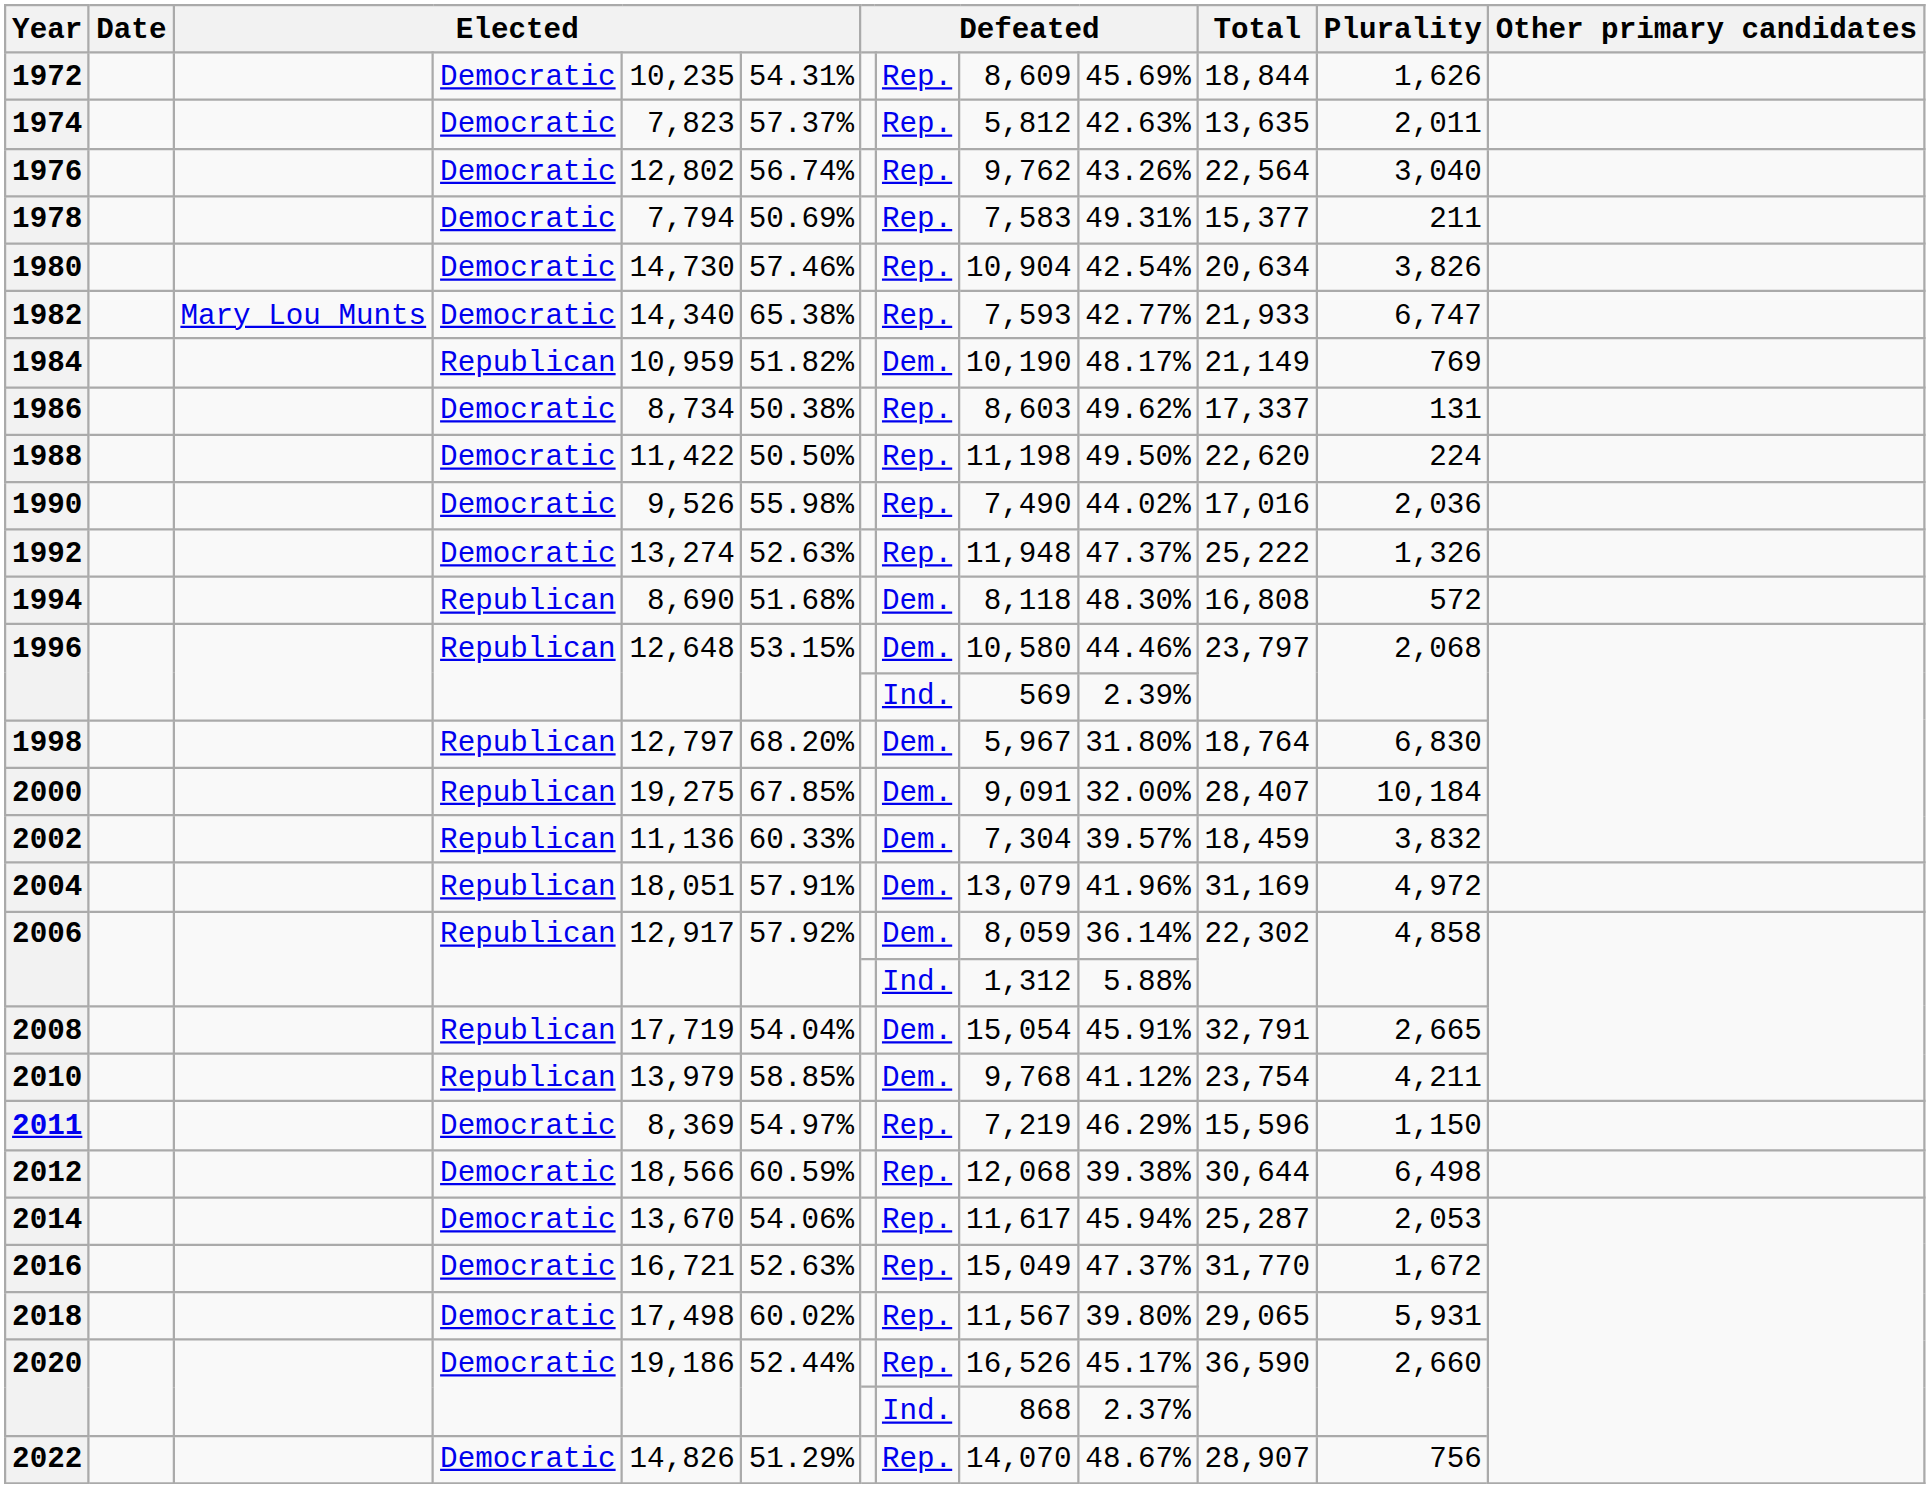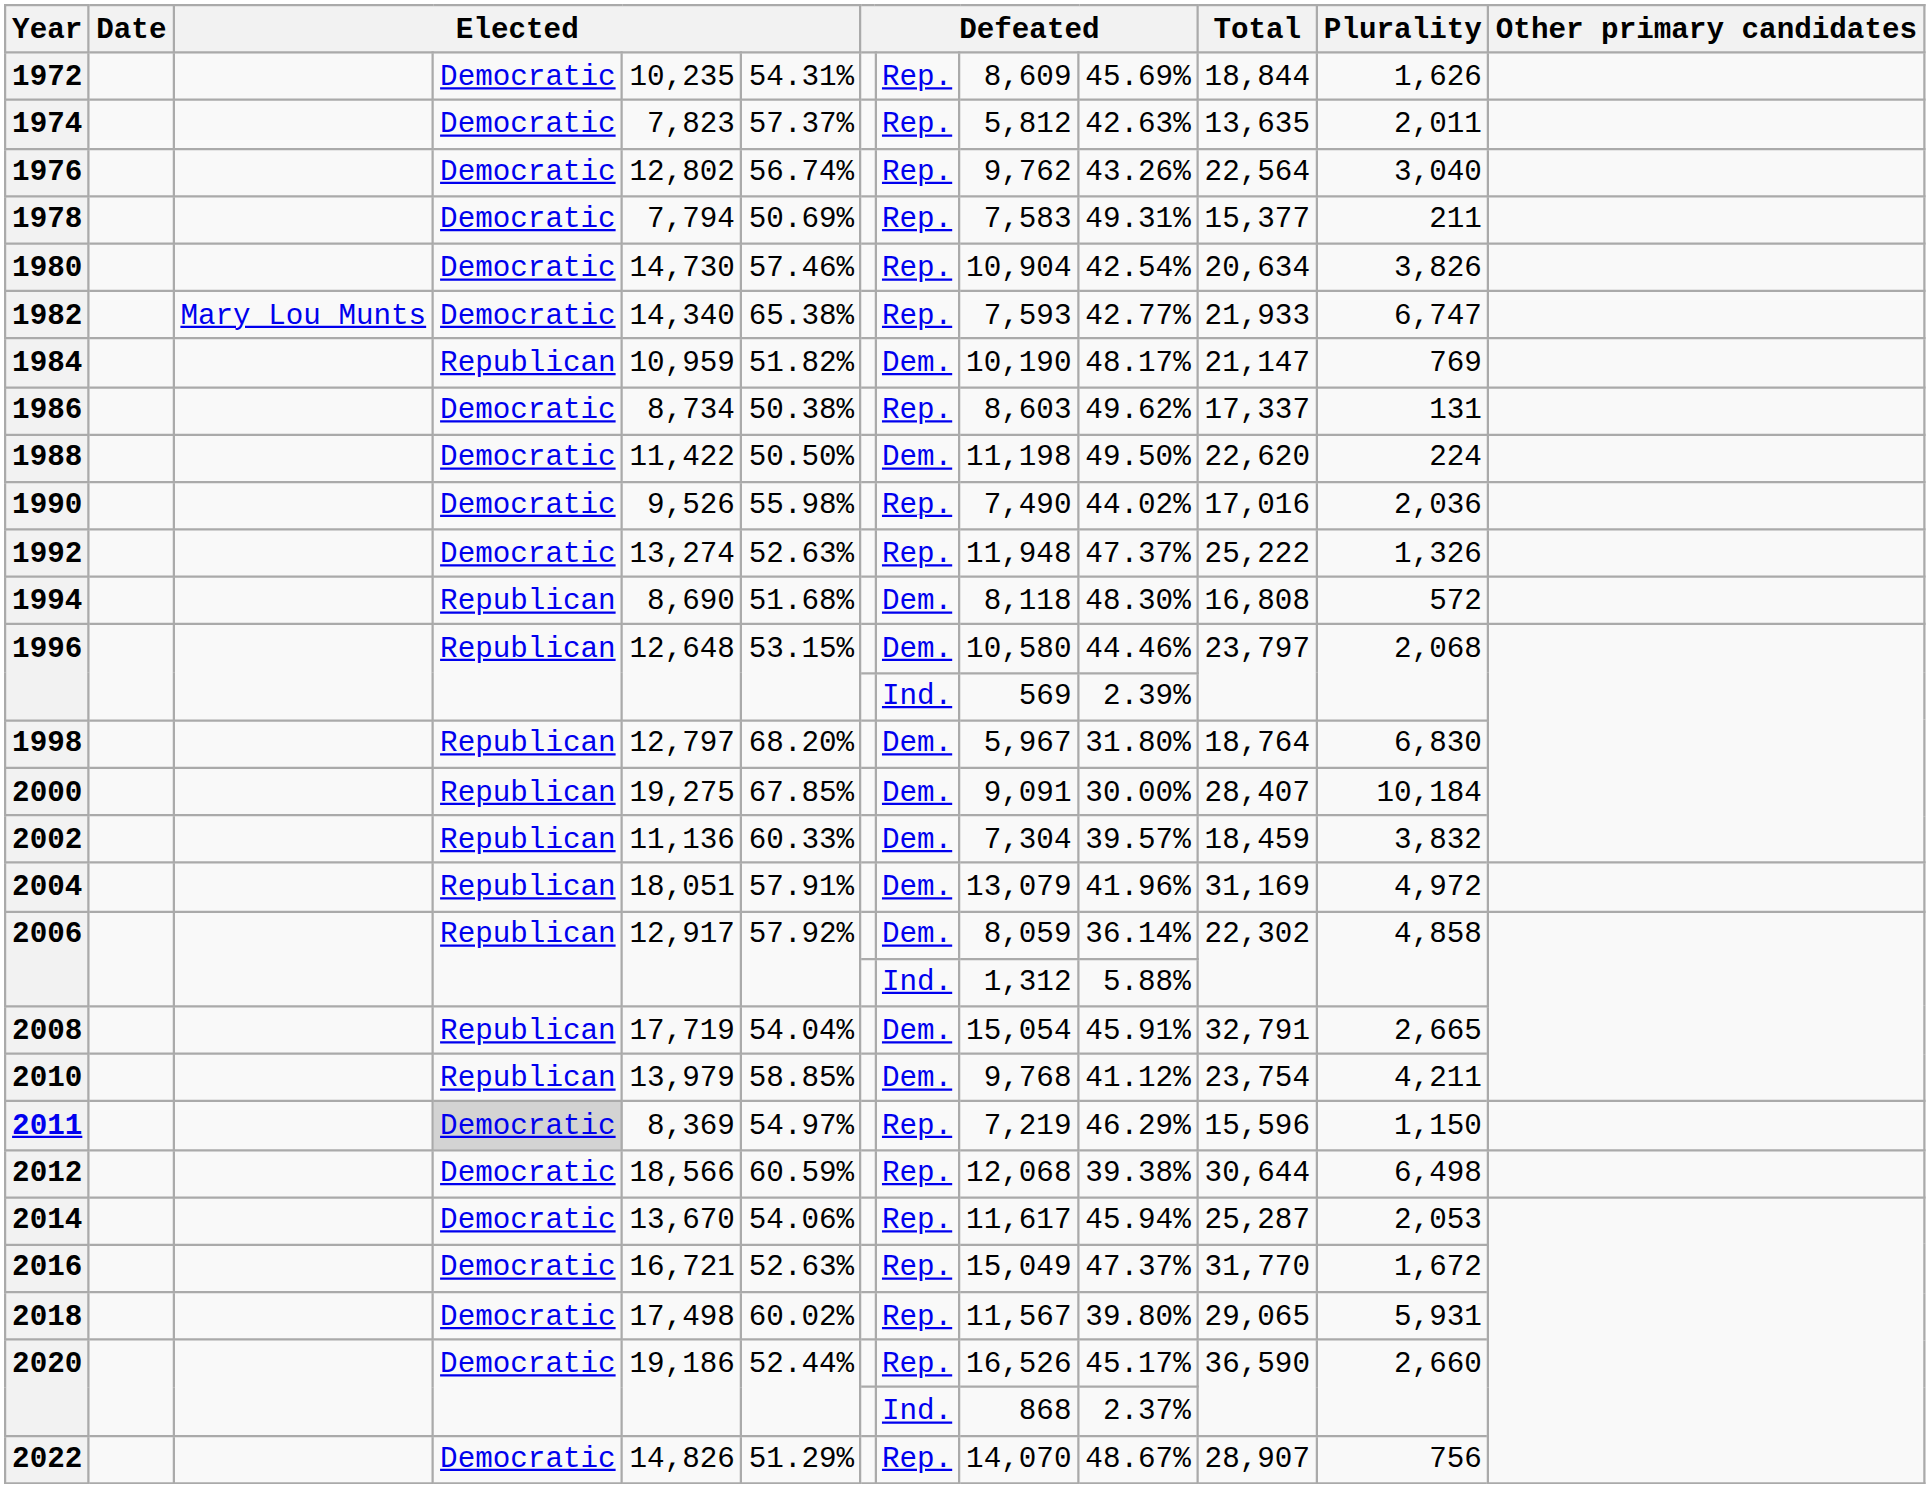(1257, 363) 21,149 -> (1257, 363) 21,147
(917, 458) Rep. -> (917, 458) Dem.
(1138, 792) 32.00% -> (1138, 792) 30.00%
(528, 1125) no background -> (528, 1125) lightgrey background
